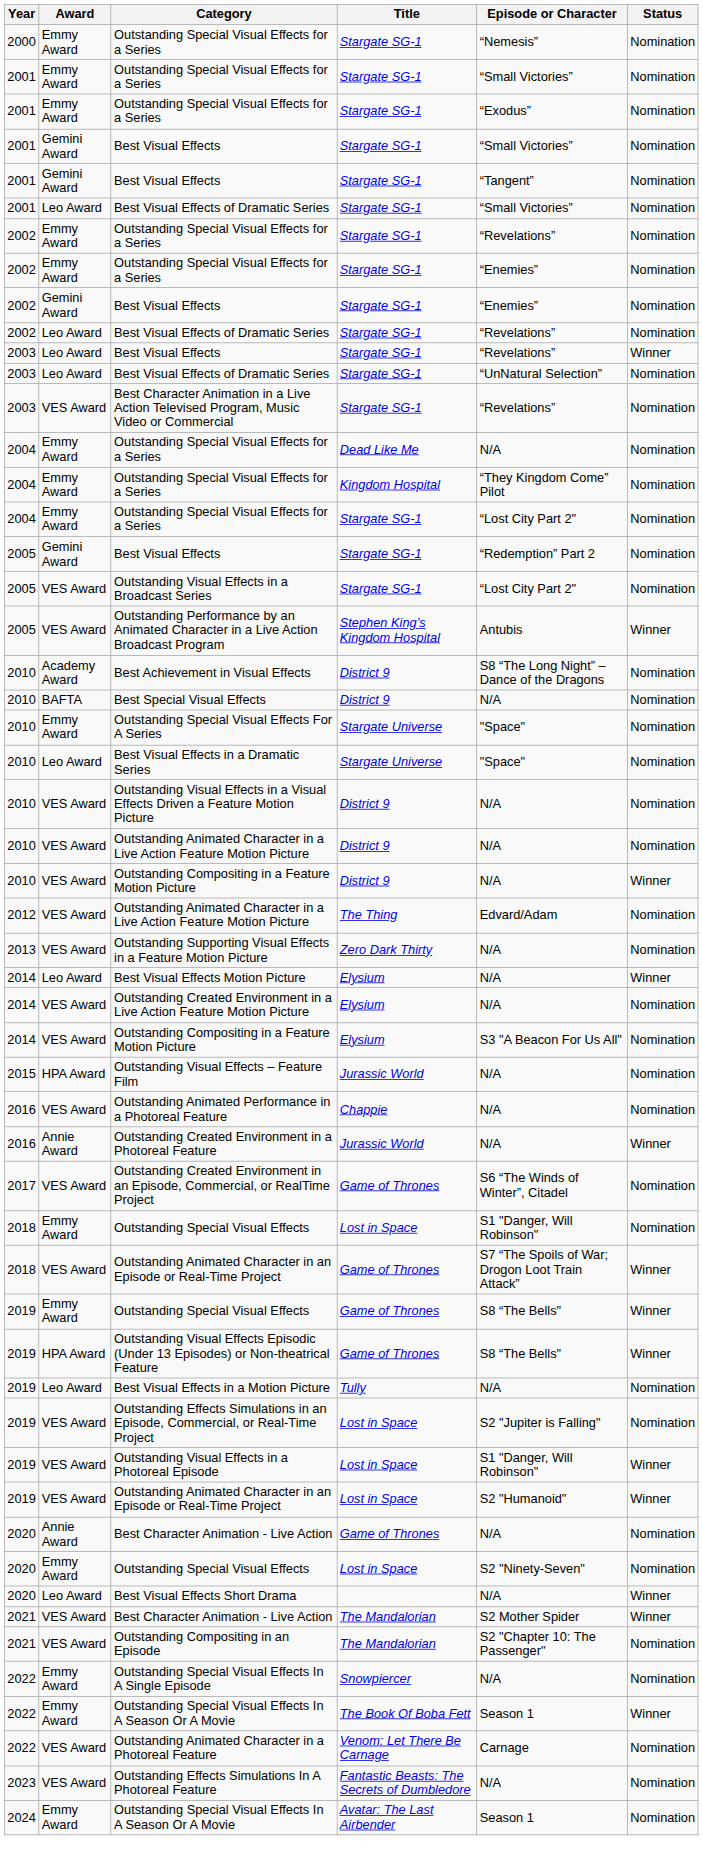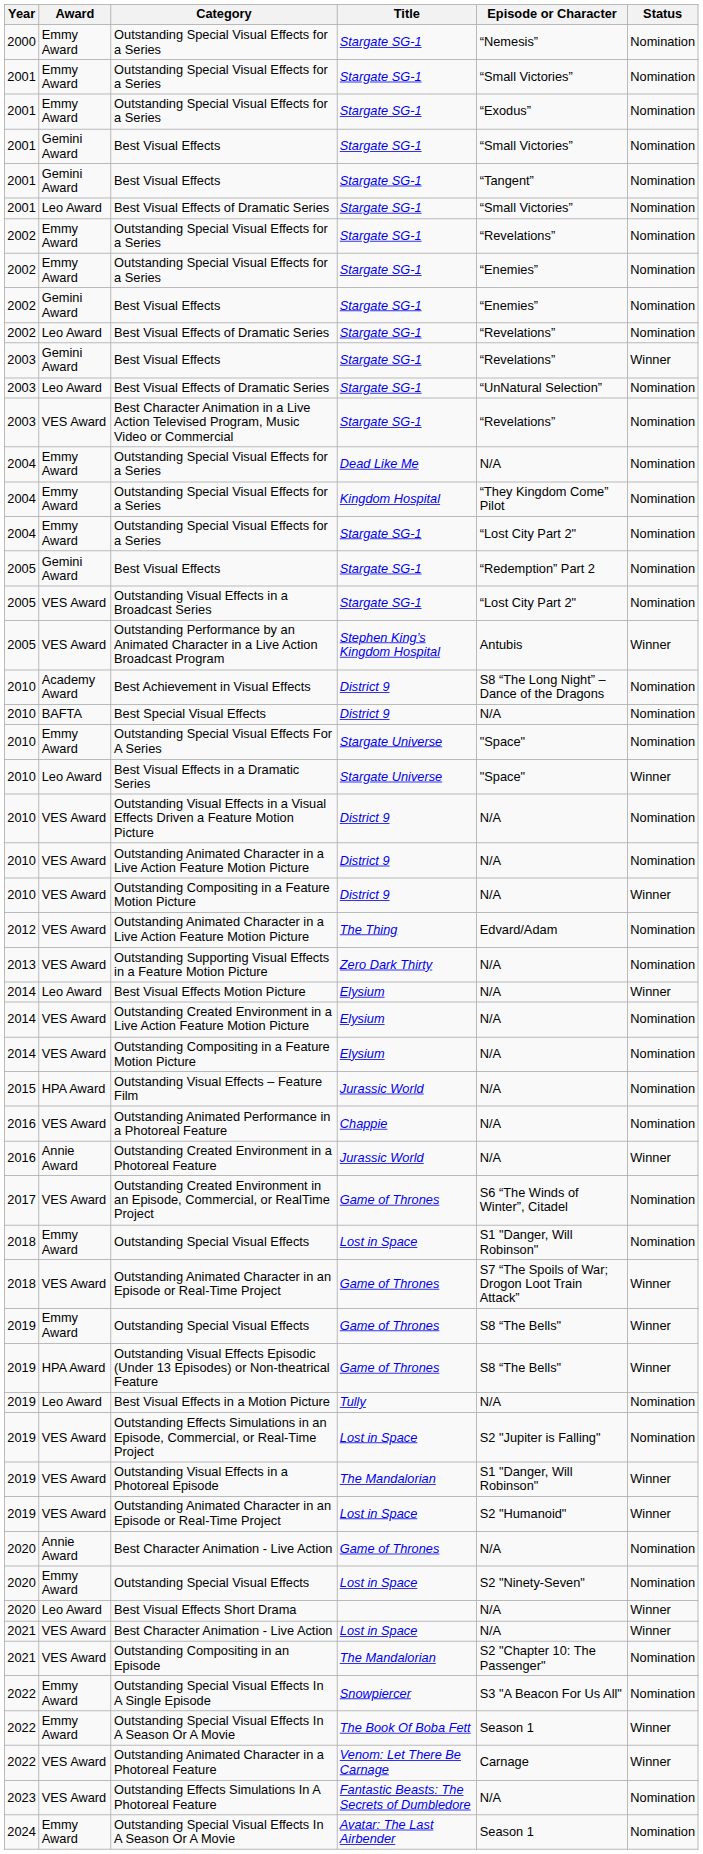(72, 353) Leo Award -> (62, 360) Gemini Award
(663, 762) Nomination -> (651, 776) Winner
(551, 1039) S3 "A Beacon For Us All" -> (490, 1054) N/A
(379, 1464) Lost in Space -> (388, 1479) The Mandalorian
(388, 1616) The Mandalorian -> (379, 1631) Lost in Space
(530, 1616) S2 Mother Spider -> (490, 1631) N/A
(490, 1678) N/A -> (551, 1693) S3 "A Beacon For Us All"
(663, 1748) Nomination -> (651, 1762) Winner
